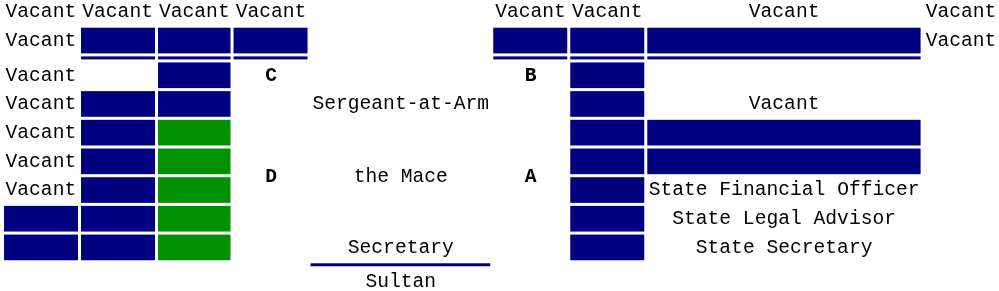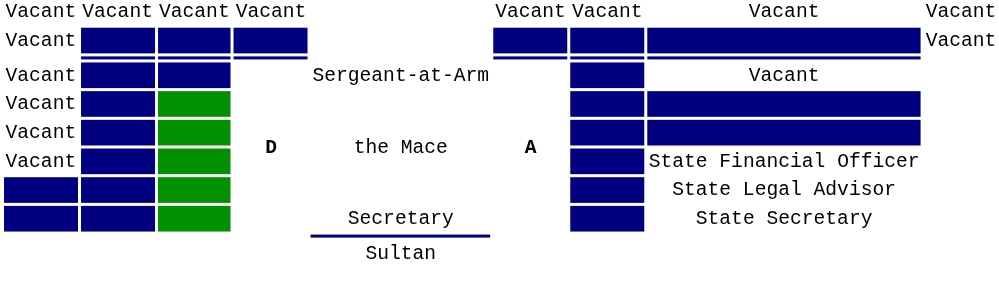- row: (41, 75)
